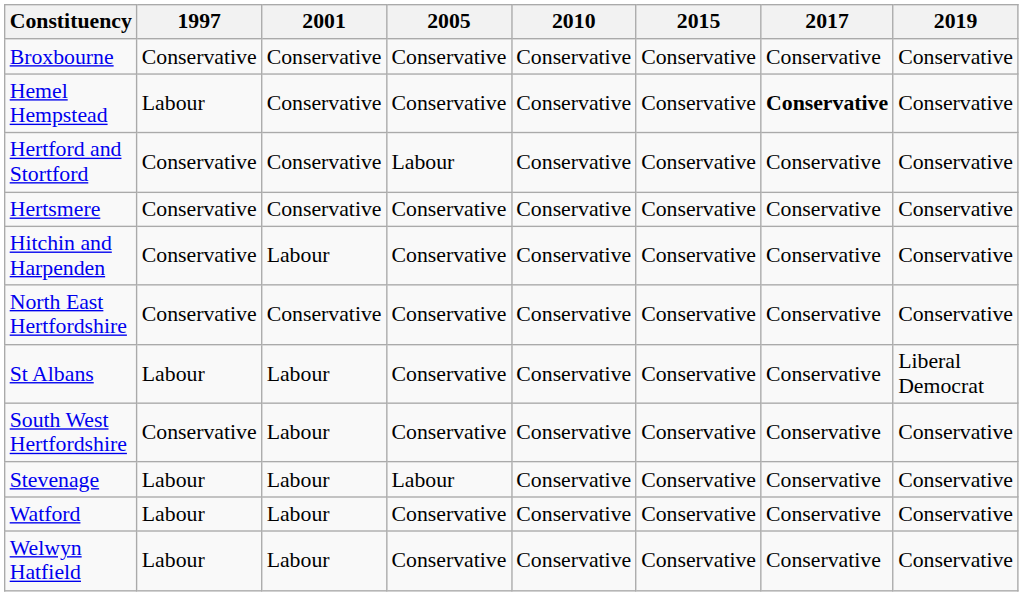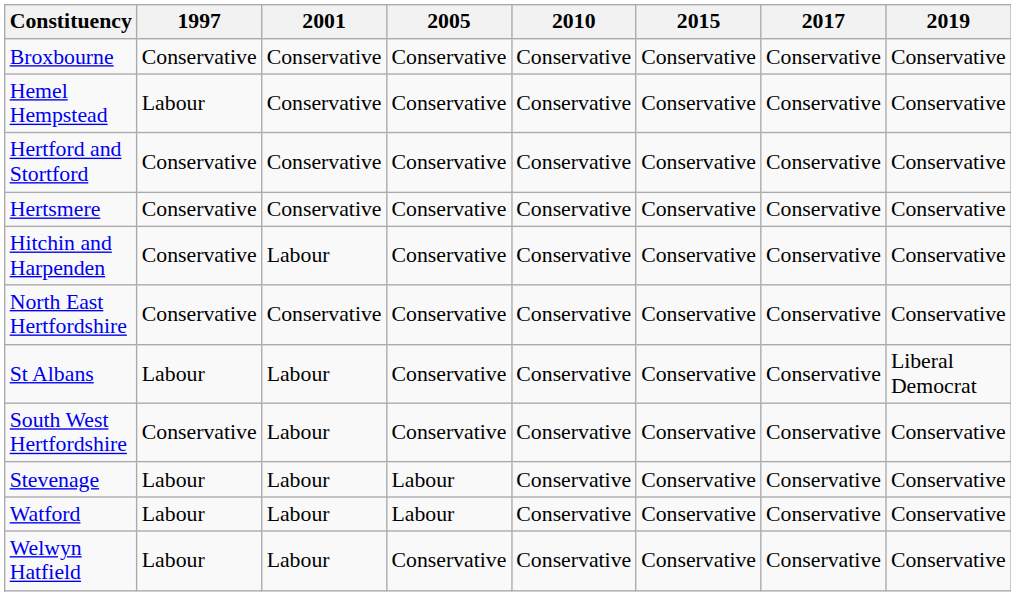(827, 103) bold -> (823, 103) normal
(423, 162) Labour -> (449, 162) Conservative
(449, 513) Conservative -> (423, 513) Labour
